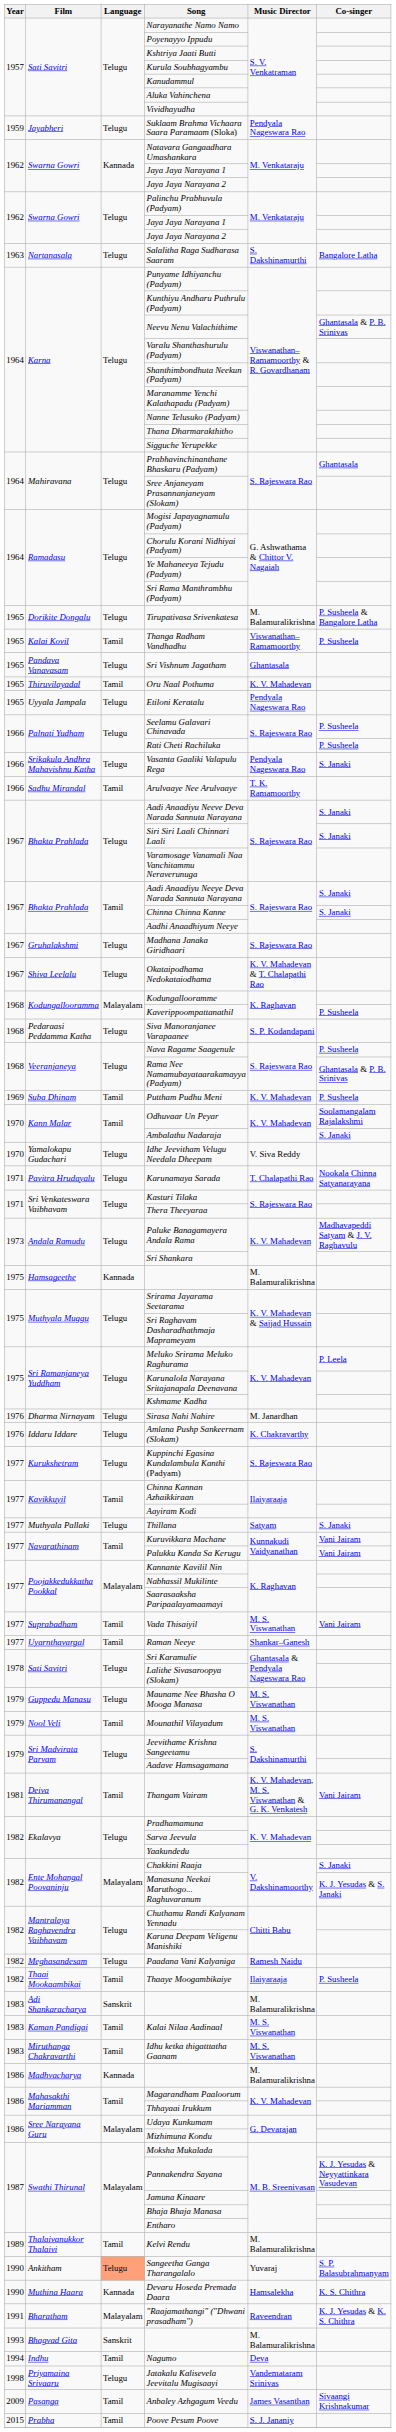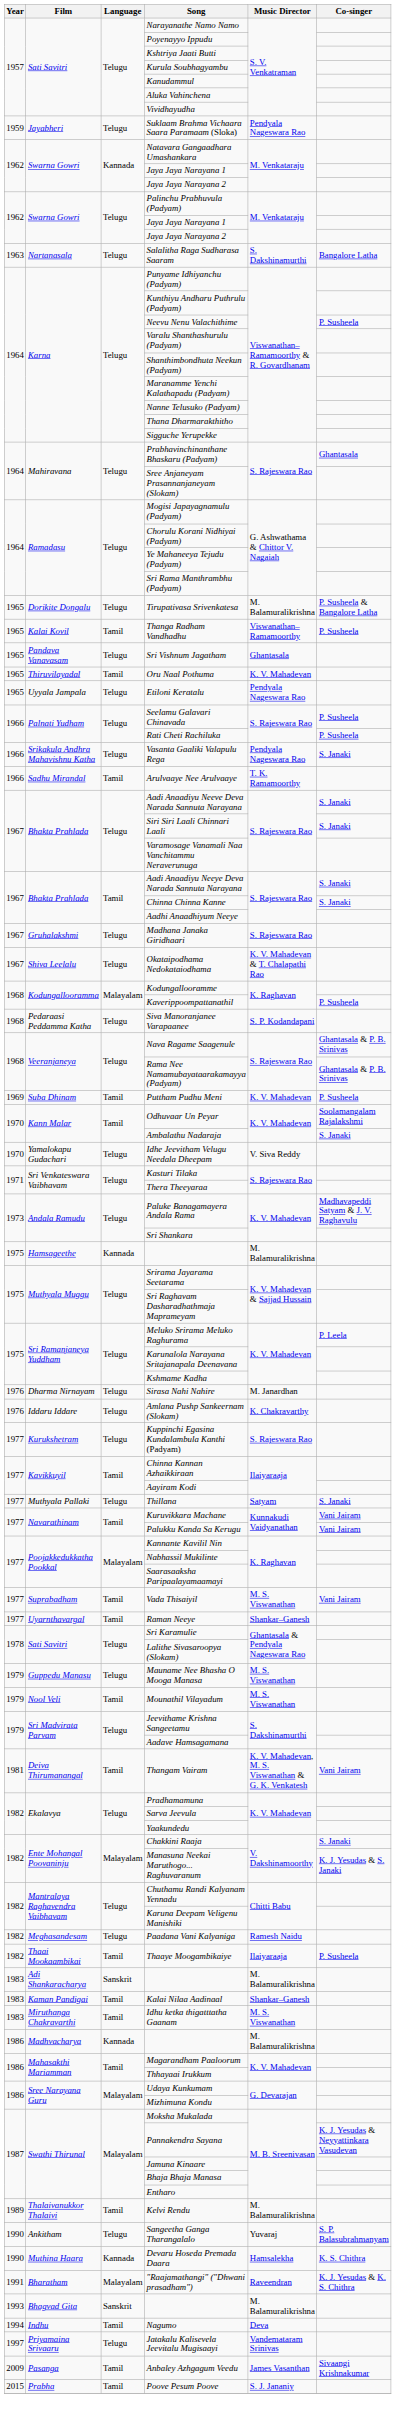(352, 327) Ghantasala & P. B. Srinivas -> (339, 322) P. Susheela
(339, 1049) P. Susheela -> (352, 1044) Ghantasala & P. B. Srinivas
- row: (61, 1178)
(273, 2027) M. S. Viswanathan -> (280, 1998) Shankar–Ganesh
(115, 2268) lightsalmon background -> (115, 2234) no background
(15, 2377) 1998 -> (15, 2344) 1997
